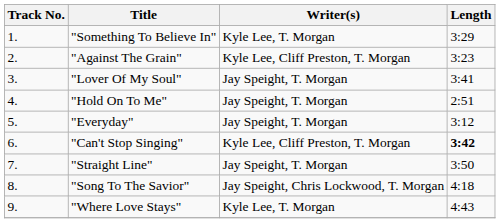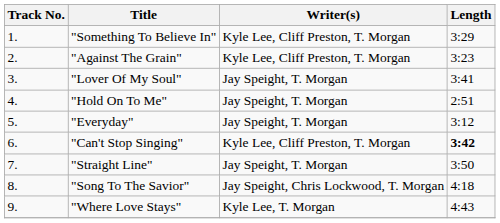(279, 36) Kyle Lee, T. Morgan -> (316, 36) Kyle Lee, Cliff Preston, T. Morgan
